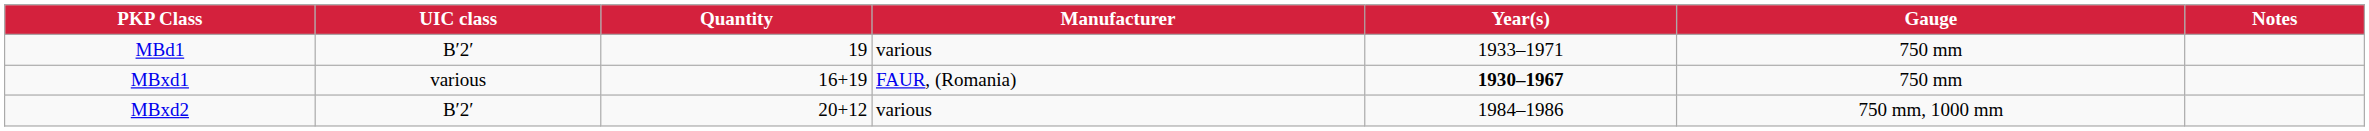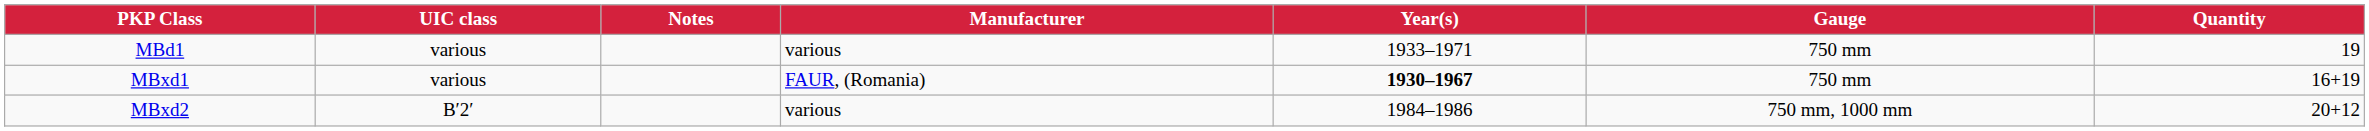columns swapped: (736, 19) <-> (2275, 19)
(458, 49) B′2′ -> (458, 49) various
